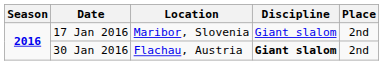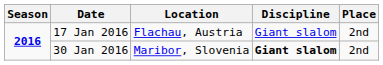(192, 32) Maribor, Slovenia -> (188, 32) Flachau, Austria
(188, 51) Flachau, Austria -> (192, 51) Maribor, Slovenia
